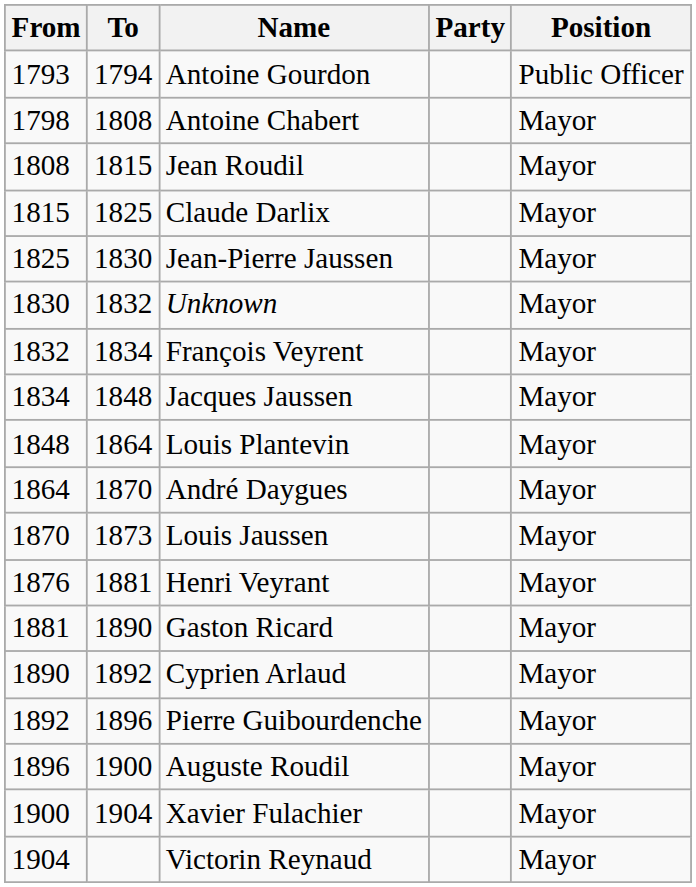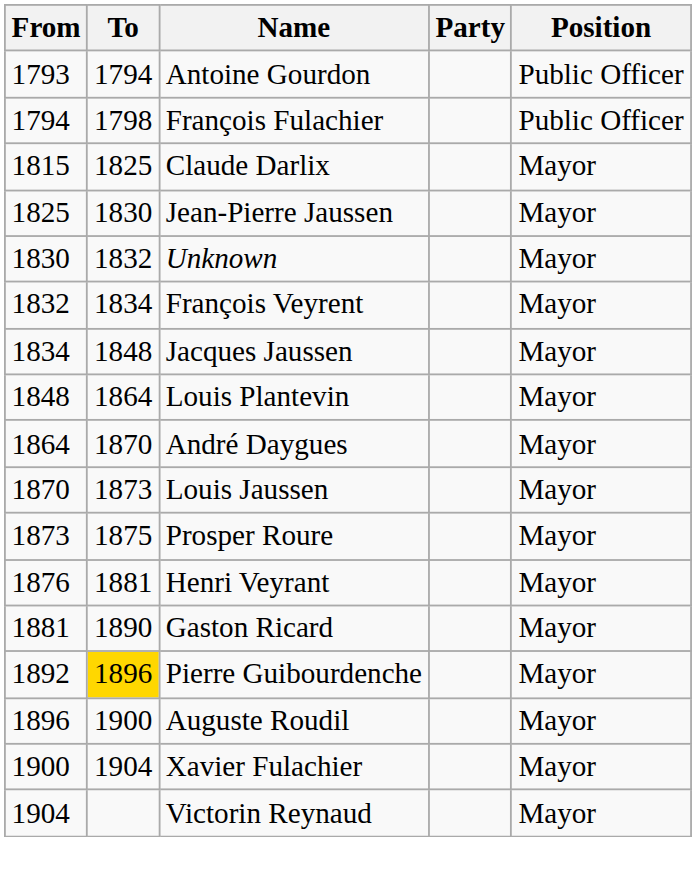+ row: (274, 119)
- row: (262, 119)
- row: (235, 166)
+ row: (249, 535)
- row: (256, 674)
(123, 720) no background -> (123, 674) gold background
